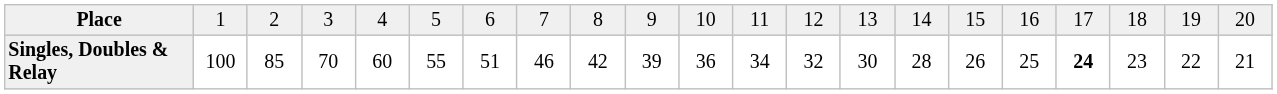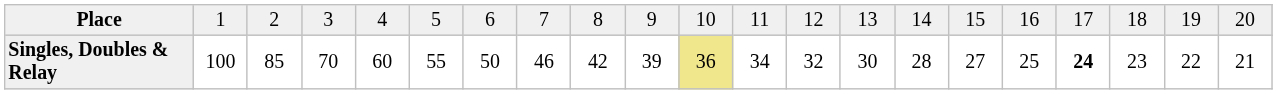(490, 61) 51 -> (490, 61) 50
(706, 61) no background -> (706, 61) khaki background
(975, 61) 26 -> (975, 61) 27
